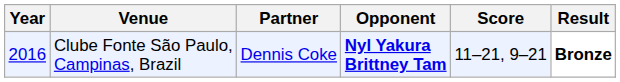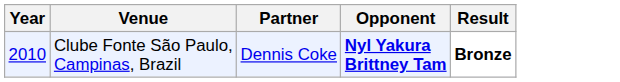- column: (501, 18)
(27, 54) 2016 -> (27, 54) 2010
